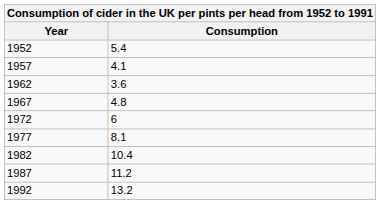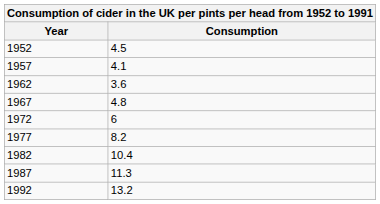(119, 48) 5.4 -> (119, 48) 4.5
(119, 137) 8.1 -> (119, 137) 8.2
(121, 173) 11.2 -> (121, 173) 11.3
